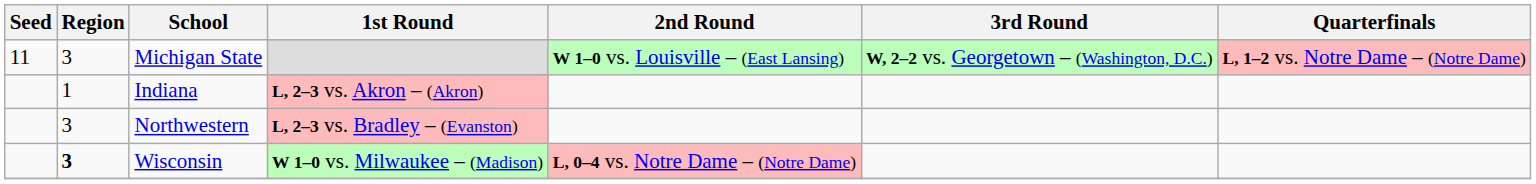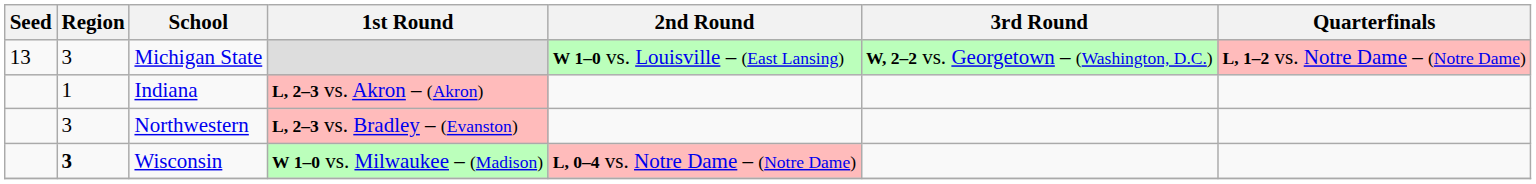(20, 56) 11 -> (20, 56) 13
